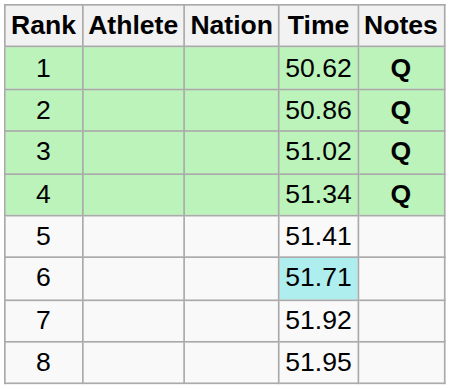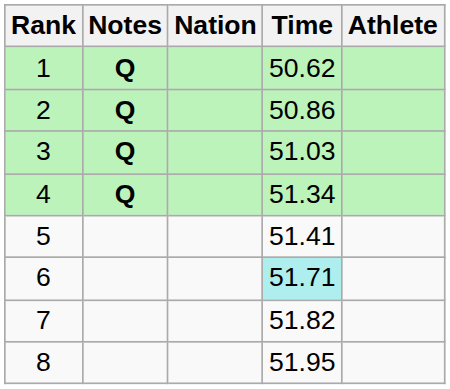columns swapped: (133, 25) <-> (401, 25)
(319, 151) 51.02 -> (302, 151) 51.03
(319, 320) 51.92 -> (302, 320) 51.82
